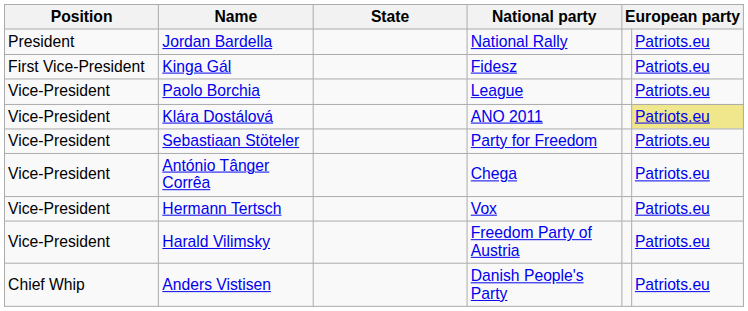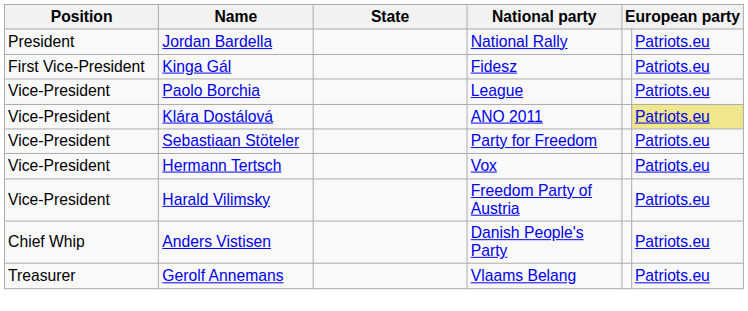- row: (216, 174)
+ row: (223, 276)
